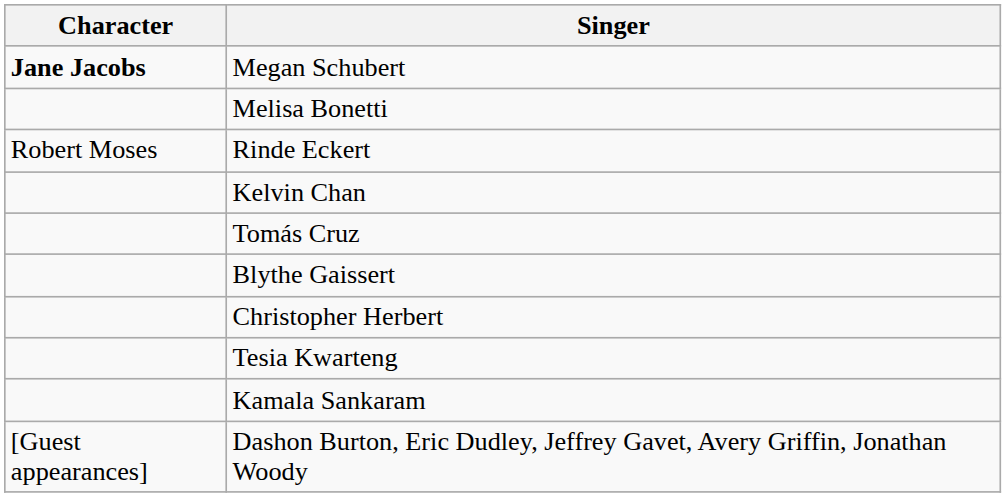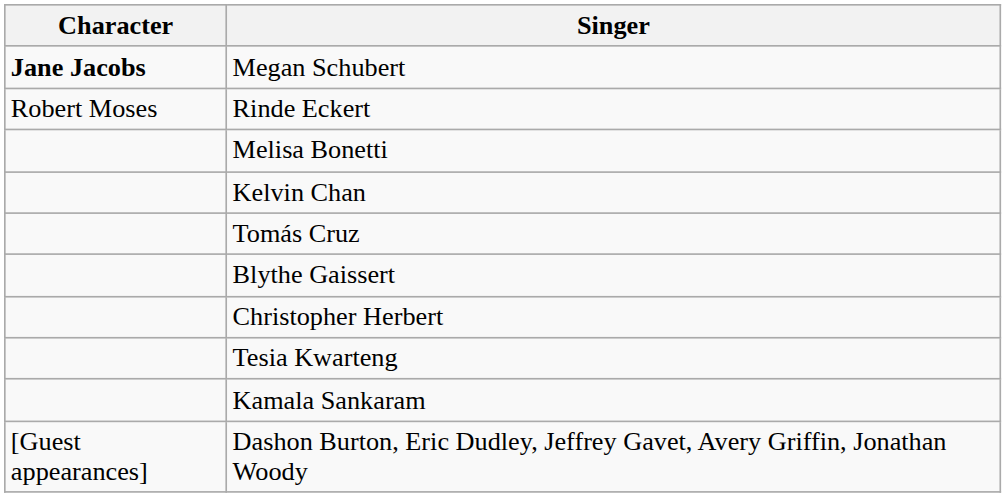rows swapped: (301, 150) <-> (310, 108)
